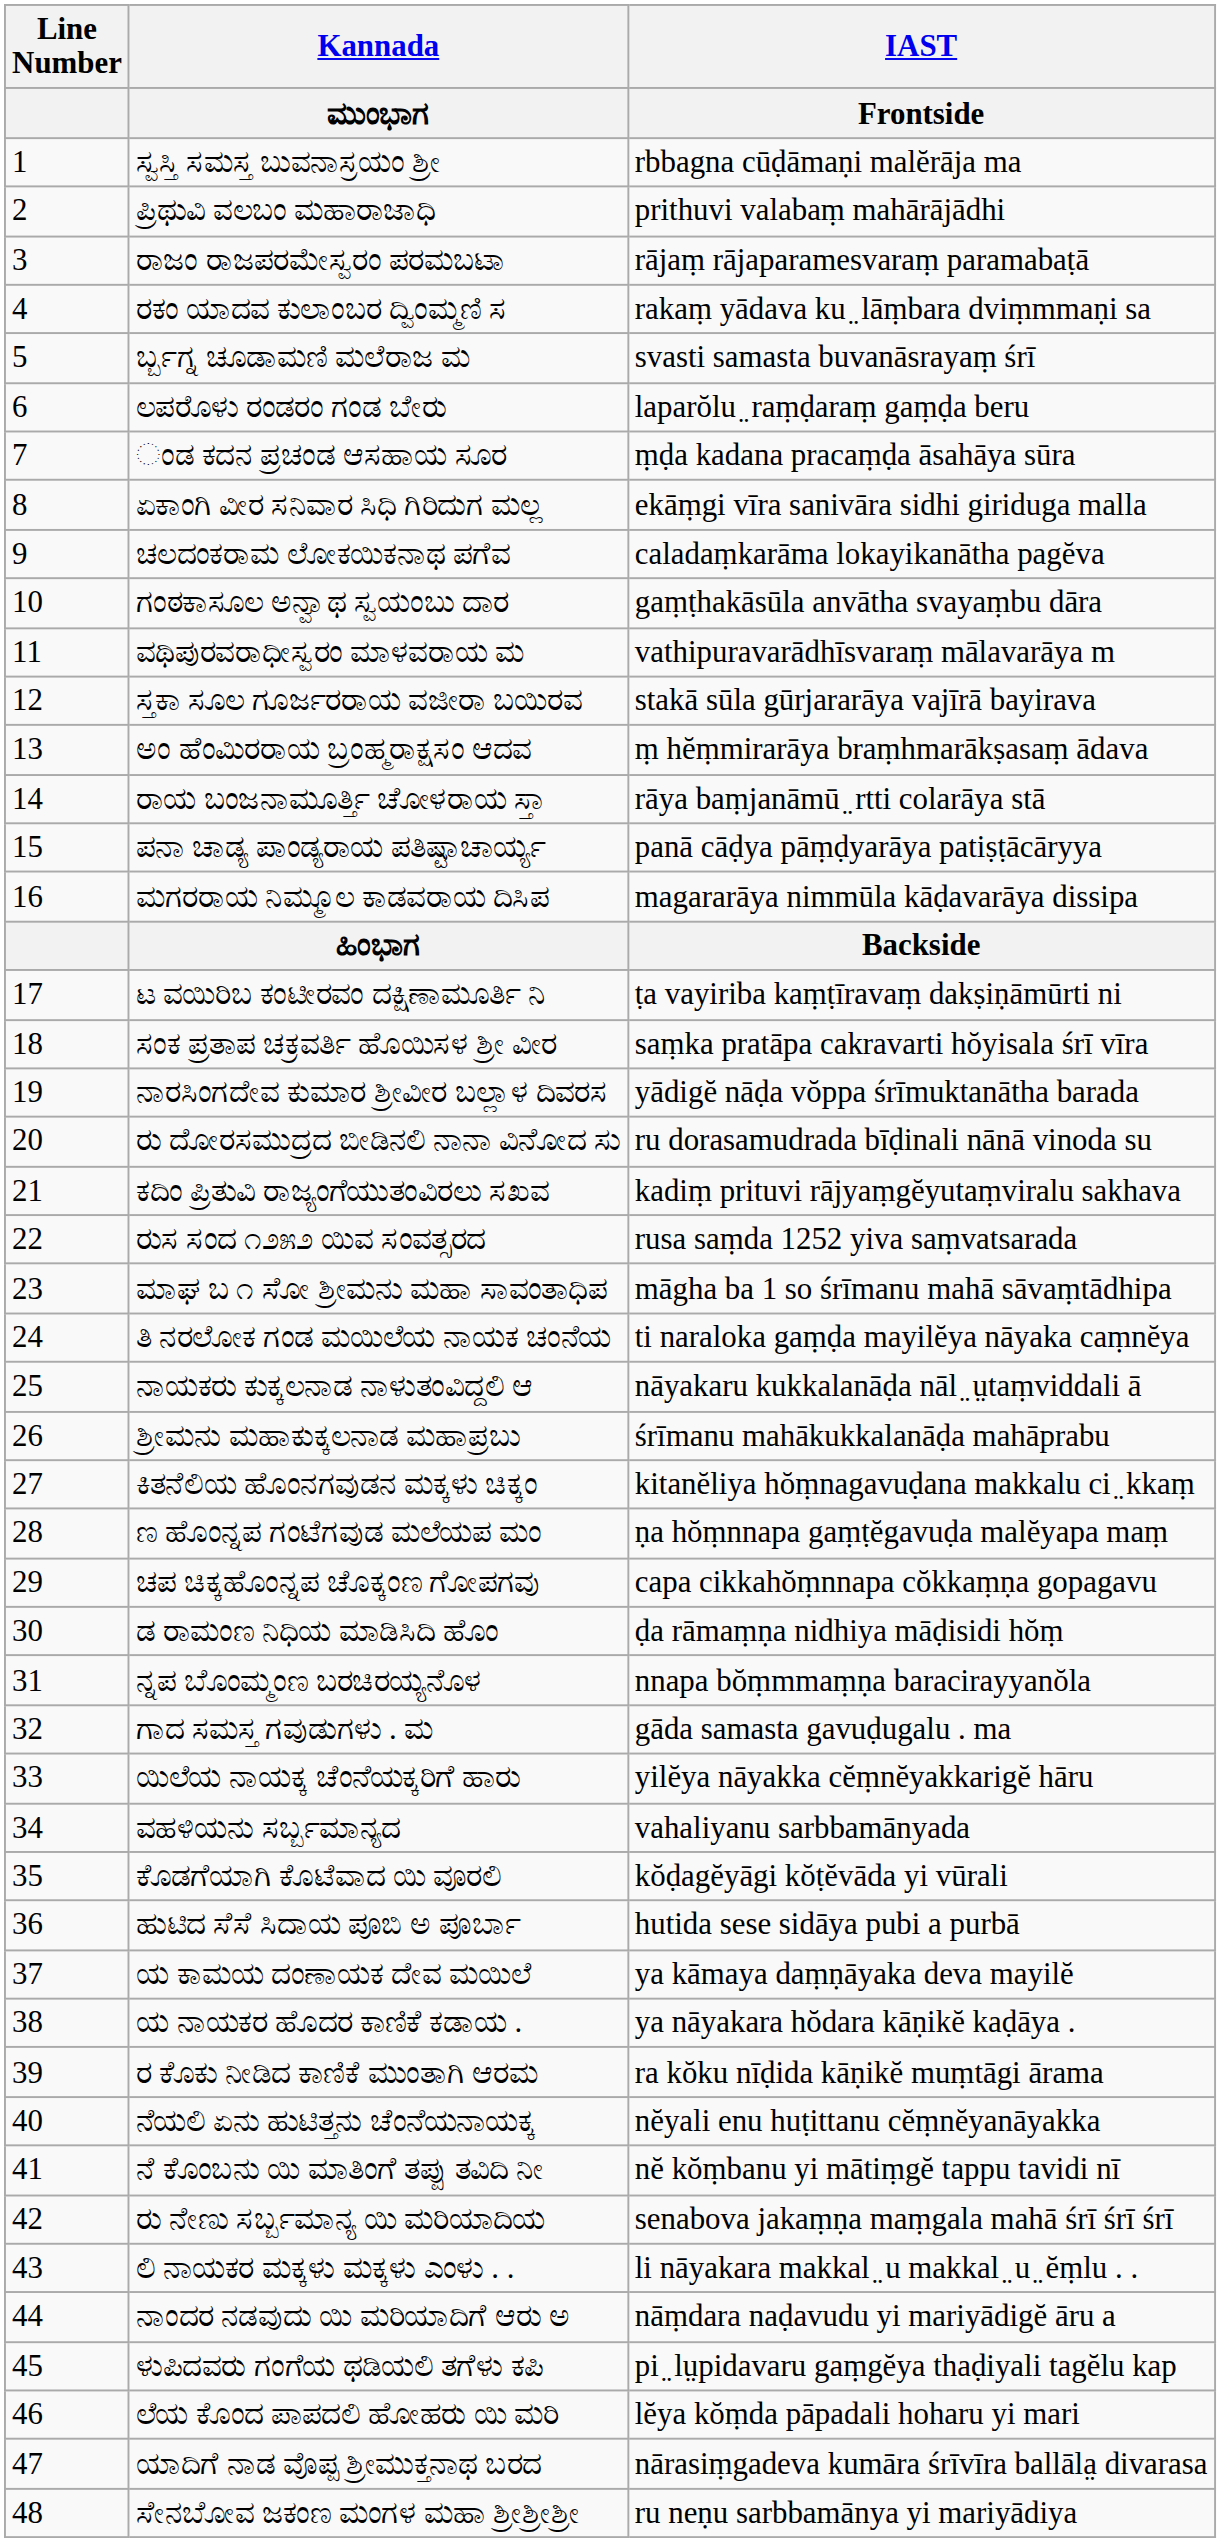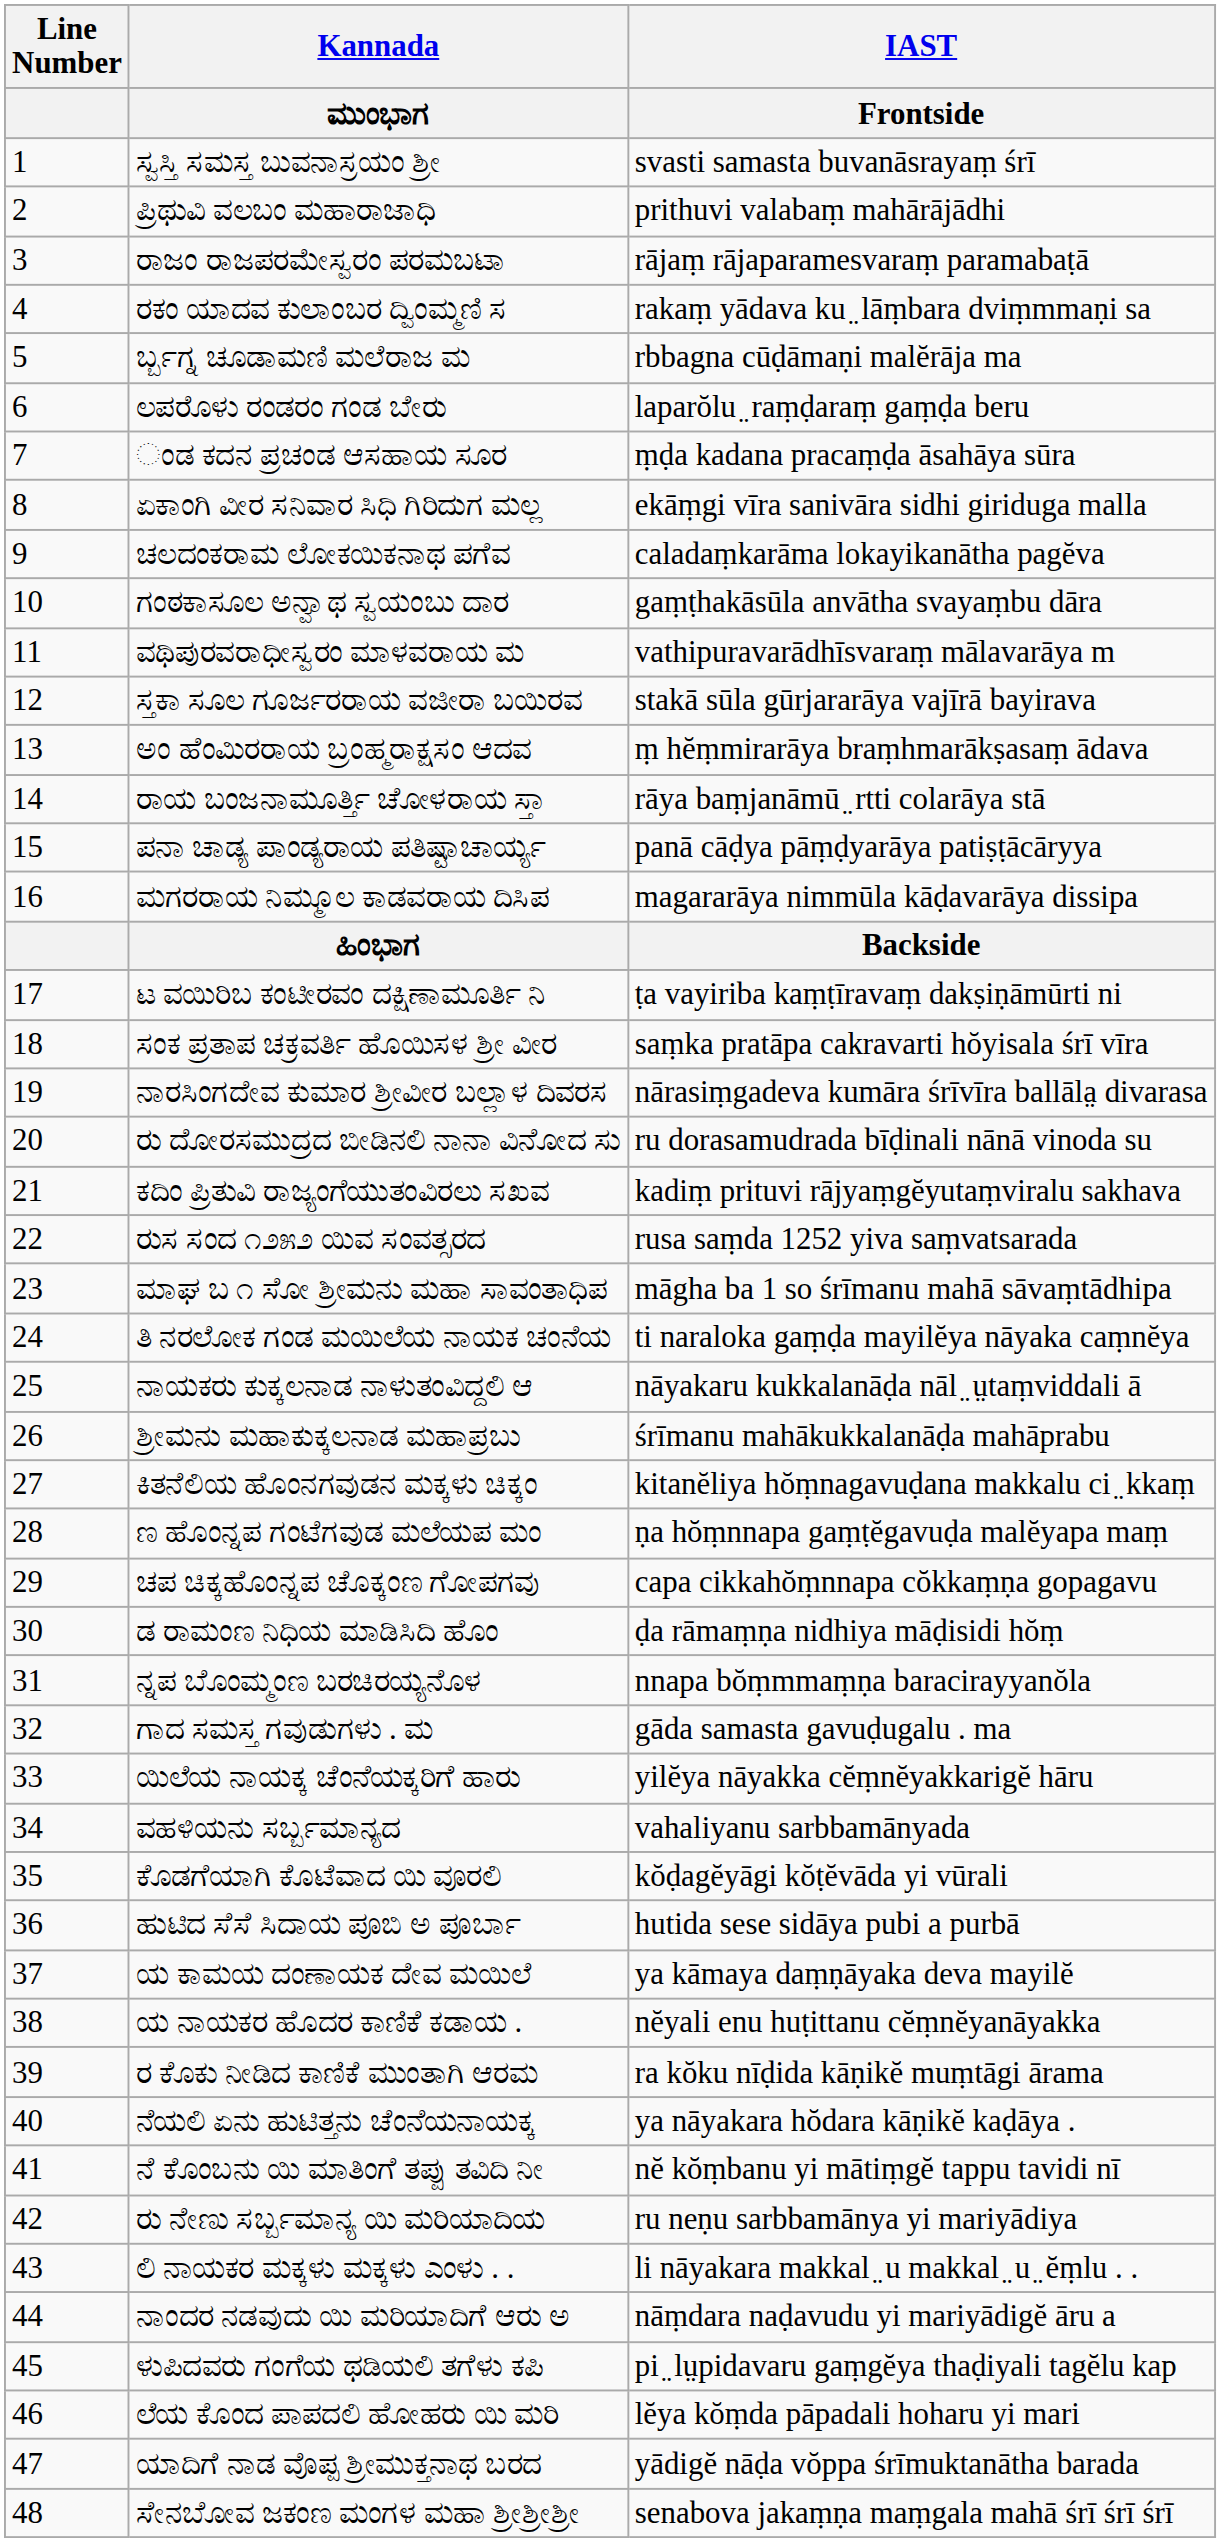(828, 161) rbbagna cūḍāmaṇi malĕrāja ma -> (835, 161) svasti samasta buvanāsrayaṃ śrī
(835, 357) svasti samasta buvanāsrayaṃ śrī -> (828, 357) rbbagna cūḍāmaṇi malĕrāja ma
(887, 1092) yādigĕ nāḍa vŏppa śrīmuktanātha barada -> (921, 1092) nārasiṃgadeva kumāra śrīvīra ballāla̤ divarasa
(855, 2022) ya nāyakara hŏdara kāṇikĕ kaḍāya . -> (868, 2022) nĕyali enu huṭittanu cĕṃnĕyanāyakka
(868, 2120) nĕyali enu huṭittanu cĕṃnĕyanāyakka -> (855, 2120) ya nāyakara hŏdara kāṇikĕ kaḍāya .
(904, 2218) senabova jakaṃṇa maṃgala mahā śrī śrī śrī -> (856, 2218) ru neṇu sarbbamānya yi mariyādiya
(921, 2463) nārasiṃgadeva kumāra śrīvīra ballāla̤ divarasa -> (887, 2463) yādigĕ nāḍa vŏppa śrīmuktanātha barada
(856, 2512) ru neṇu sarbbamānya yi mariyādiya -> (904, 2512) senabova jakaṃṇa maṃgala mahā śrī śrī śrī
